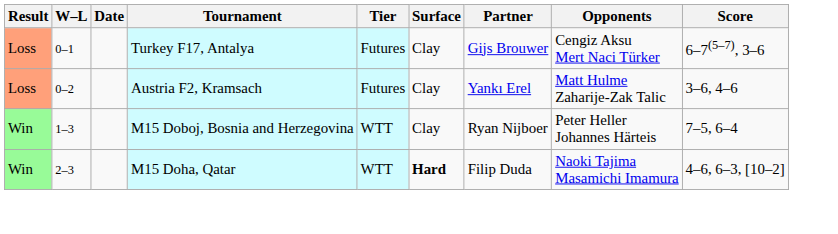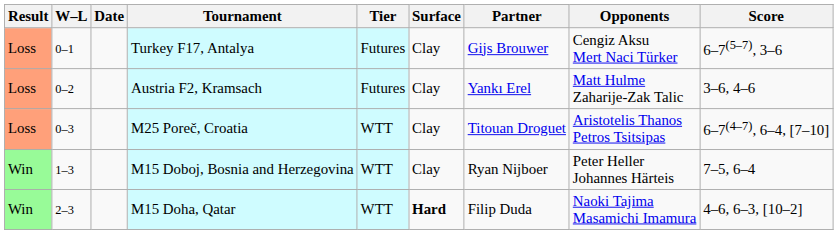+ row: (189, 128)
